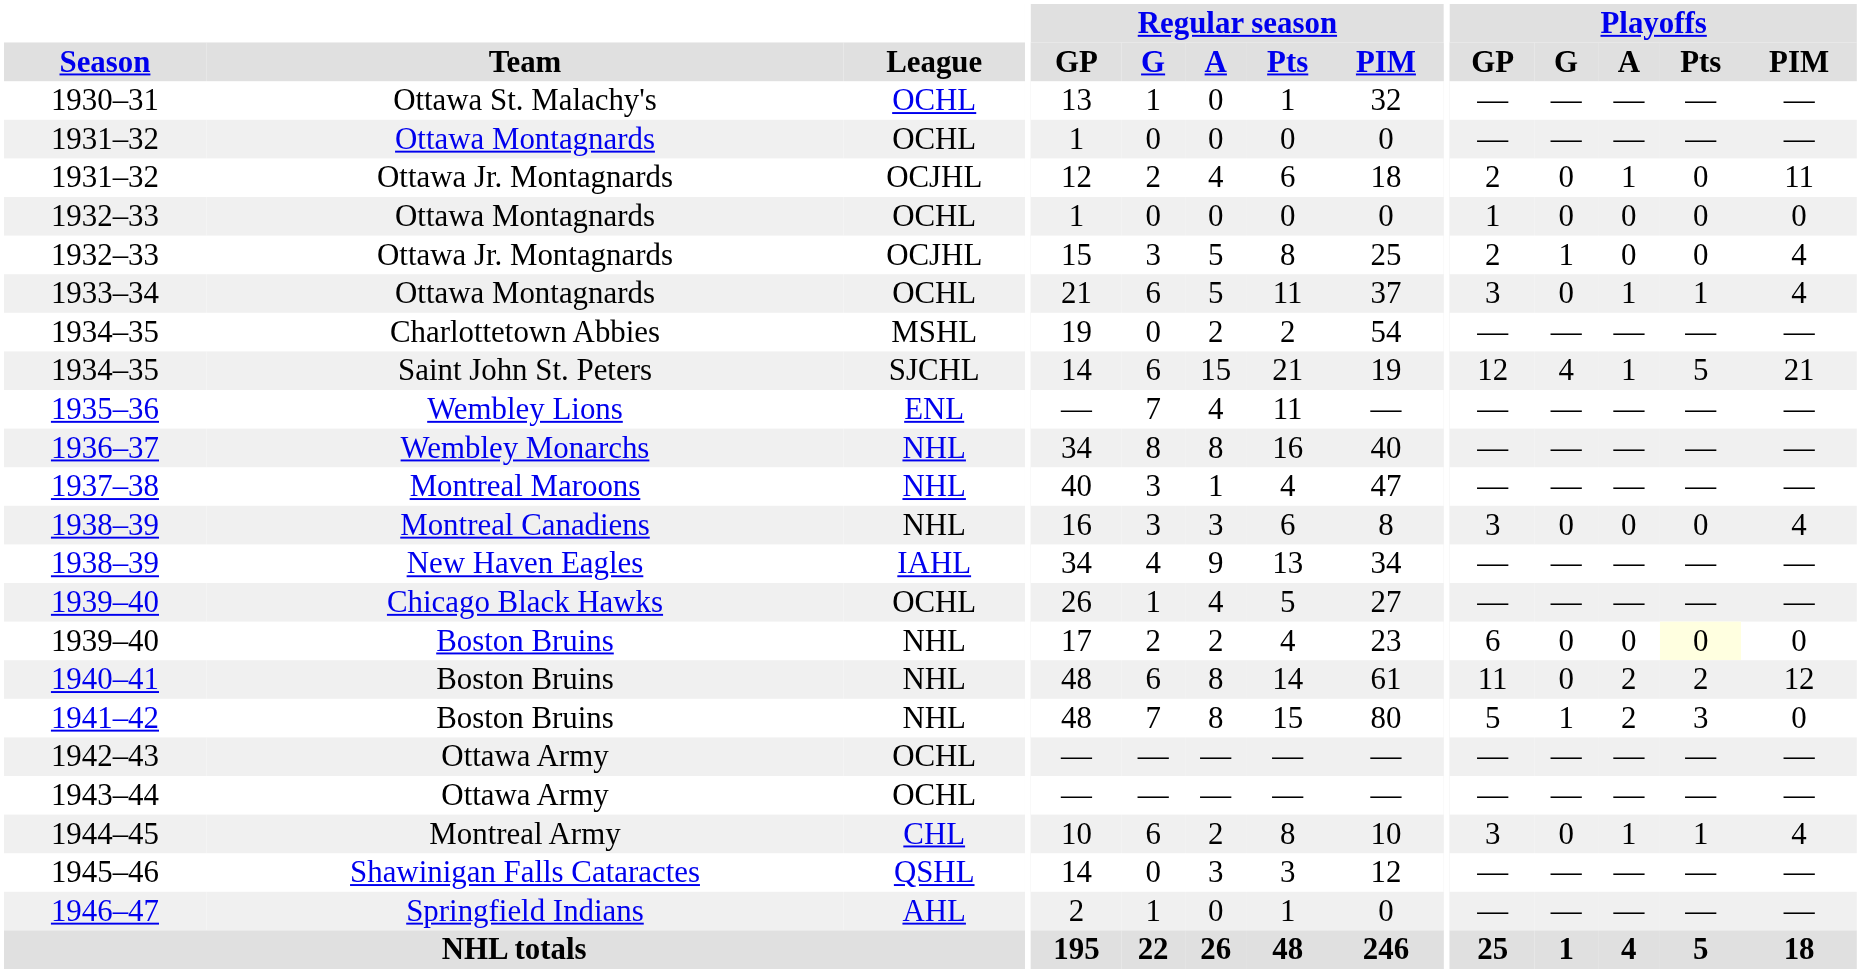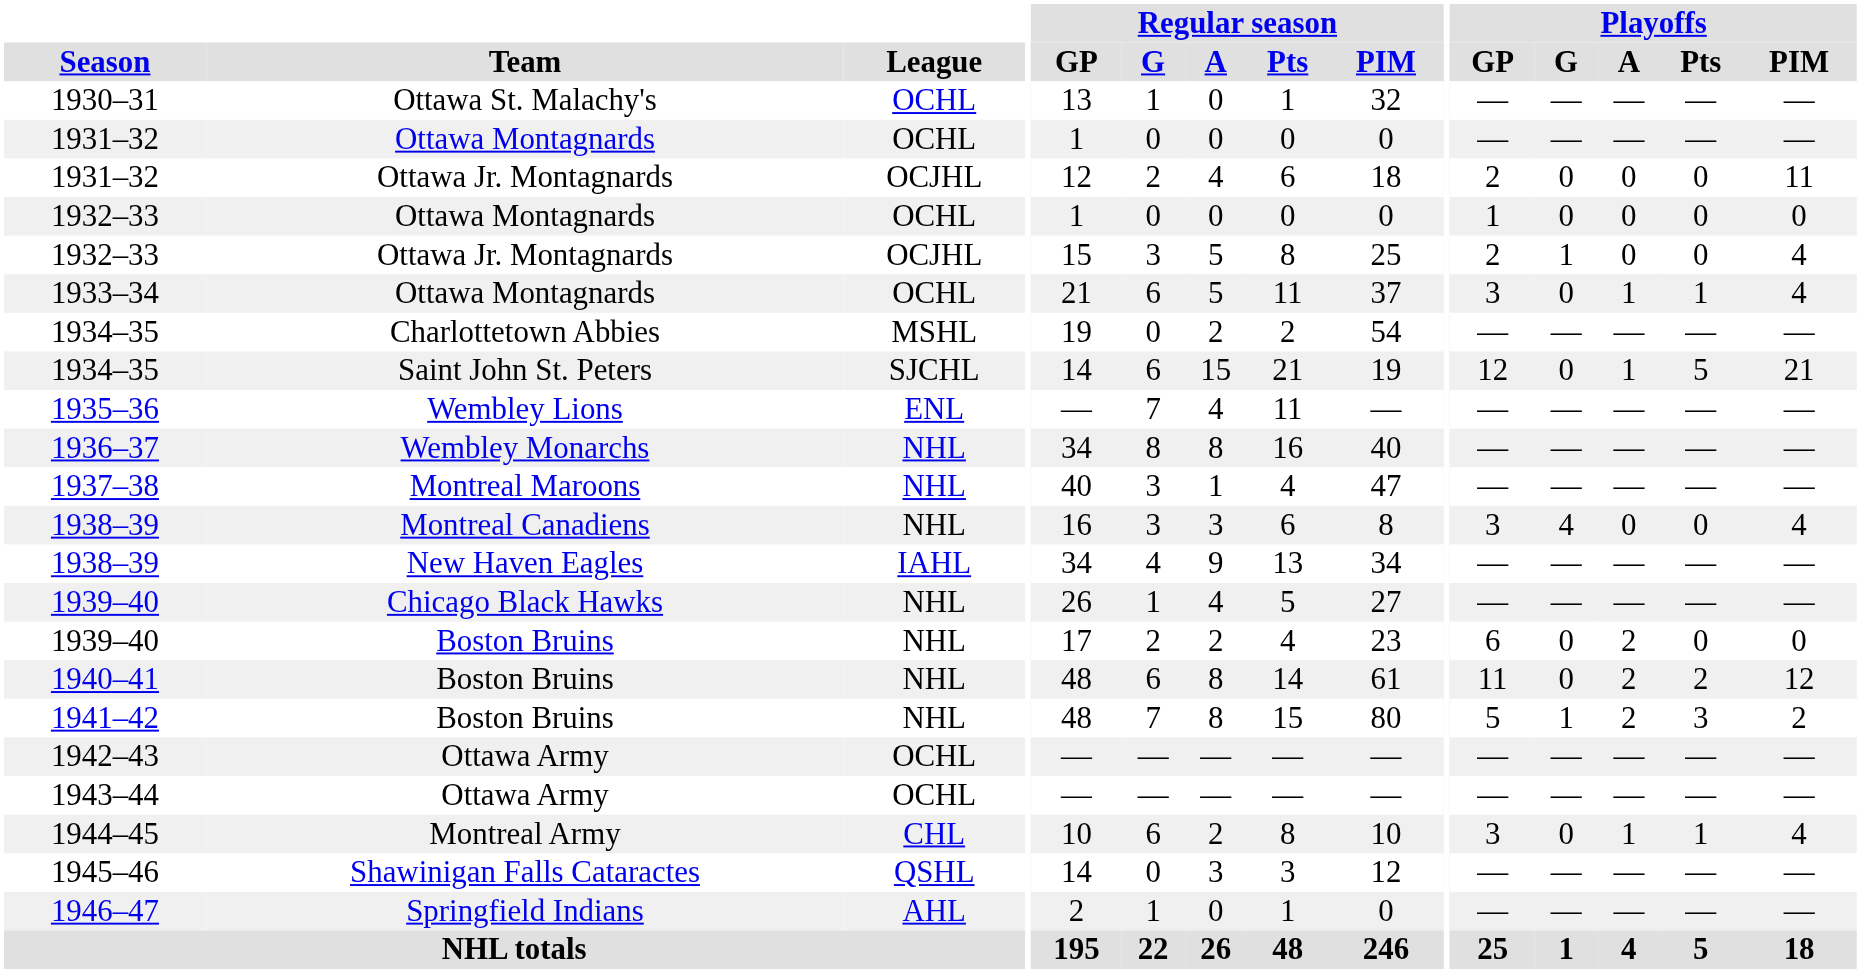(1629, 177) 1 -> (1629, 177) 0
(1566, 370) 4 -> (1566, 370) 0
(1566, 524) 0 -> (1566, 524) 4
(934, 601) OCHL -> (934, 601) NHL
(1629, 640) 0 -> (1629, 640) 2
(1701, 640) lightyellow background -> (1701, 640) no background
(1799, 717) 0 -> (1799, 717) 2
